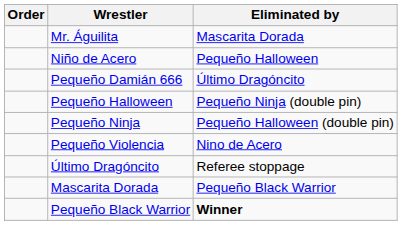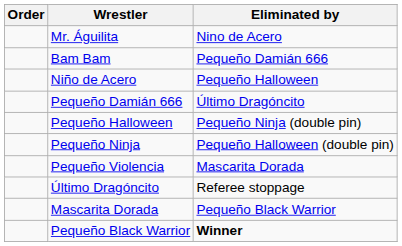(250, 36) Mascarita Dorada -> (239, 36) Nino de Acero
+ row: (81, 58)
(239, 144) Nino de Acero -> (250, 166) Mascarita Dorada
